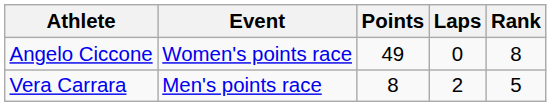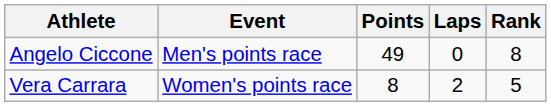(257, 54) Women's points race -> (242, 54) Men's points race
(242, 86) Men's points race -> (257, 86) Women's points race
